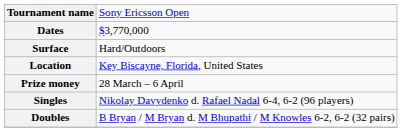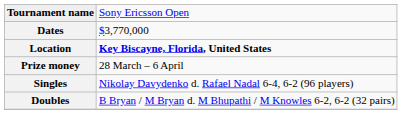- row: (50, 48)
(181, 65) normal -> (185, 48) bold
